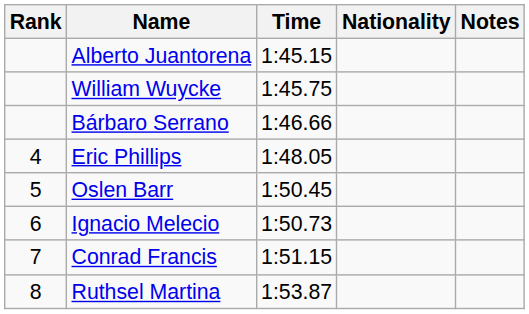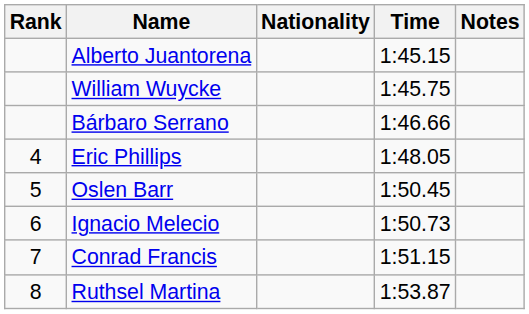columns swapped: (396, 22) <-> (297, 22)
